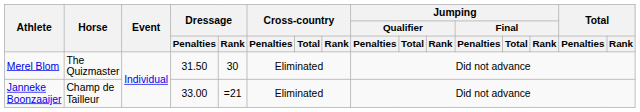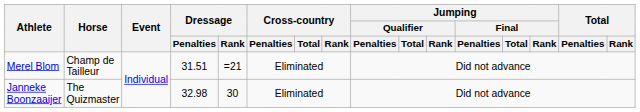(93, 66) The Quizmaster -> (90, 66) Champ de Tailleur
(194, 66) 31.50 -> (194, 66) 31.51
(233, 66) 30 -> (233, 66) =21
(90, 94) Champ de Tailleur -> (93, 94) The Quizmaster
(194, 94) 33.00 -> (194, 94) 32.98
(233, 94) =21 -> (233, 94) 30
